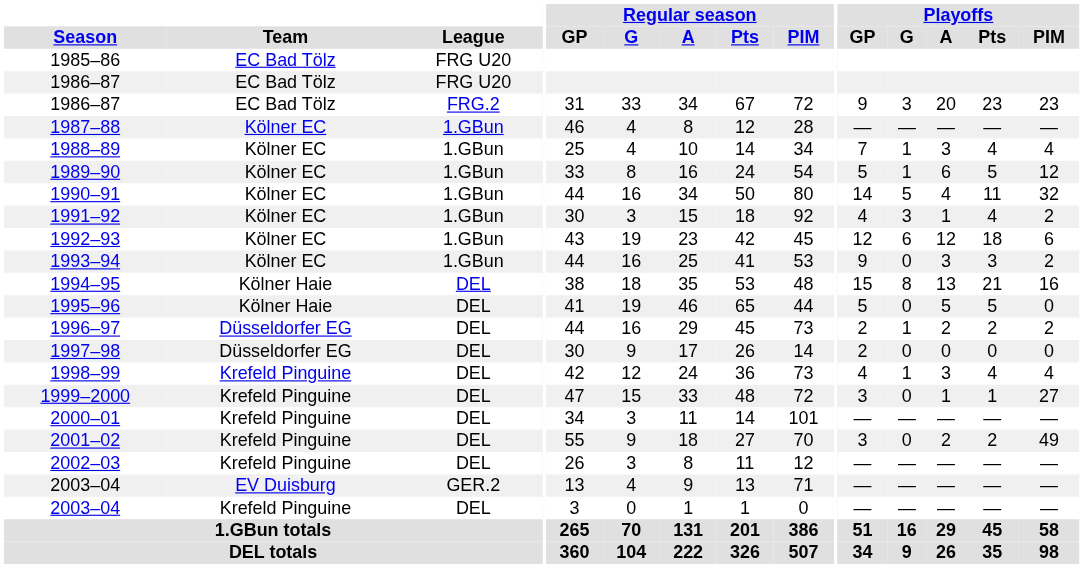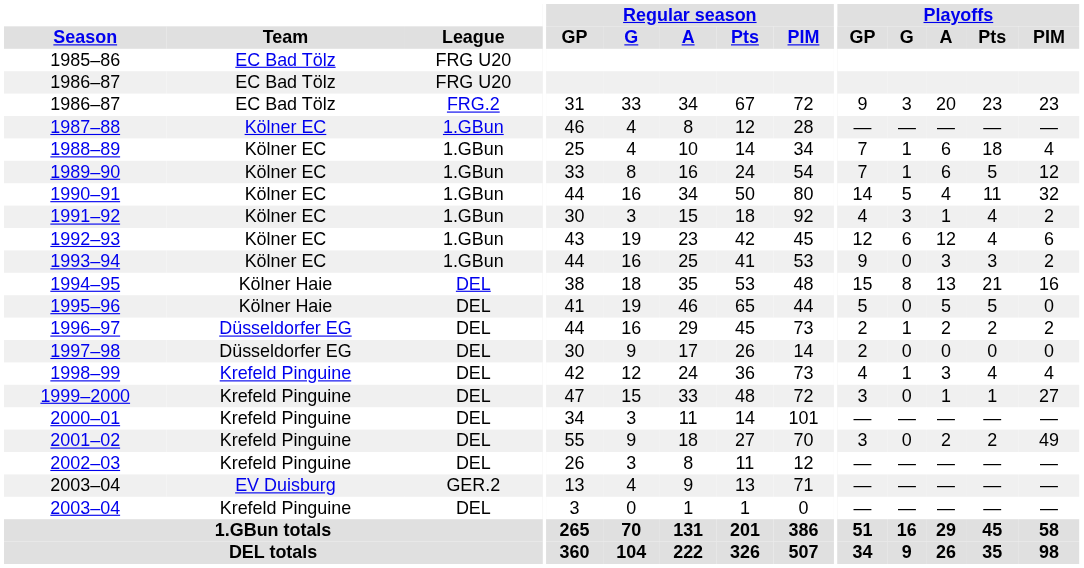(946, 149) 3 -> (946, 149) 6
(992, 149) 4 -> (992, 149) 18
(862, 171) 5 -> (862, 171) 7
(992, 239) 18 -> (992, 239) 4
